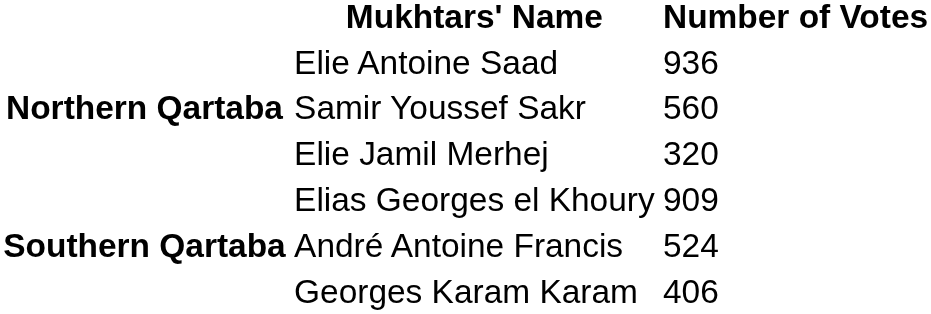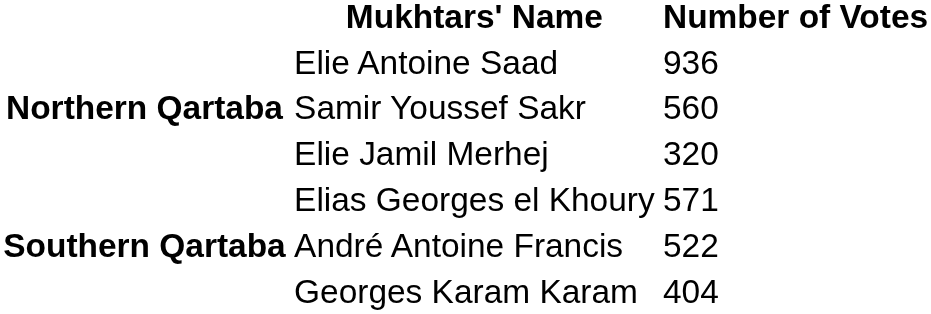(691, 200) 909 -> (691, 200) 571
(691, 246) 524 -> (691, 246) 522
(691, 292) 406 -> (691, 292) 404
